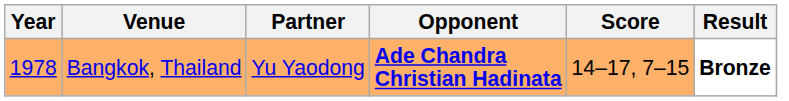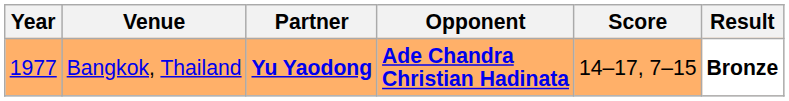(33, 67) 1978 -> (33, 67) 1977
(308, 67) normal -> (312, 67) bold
